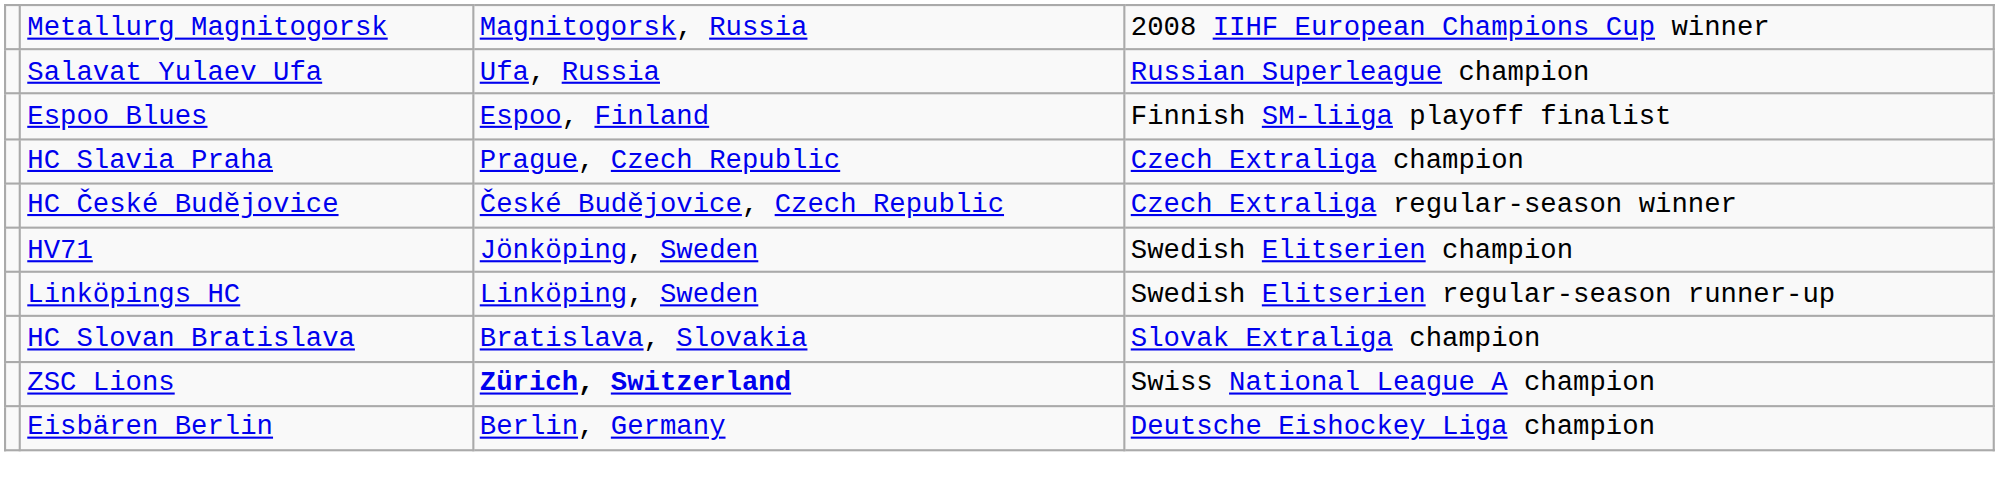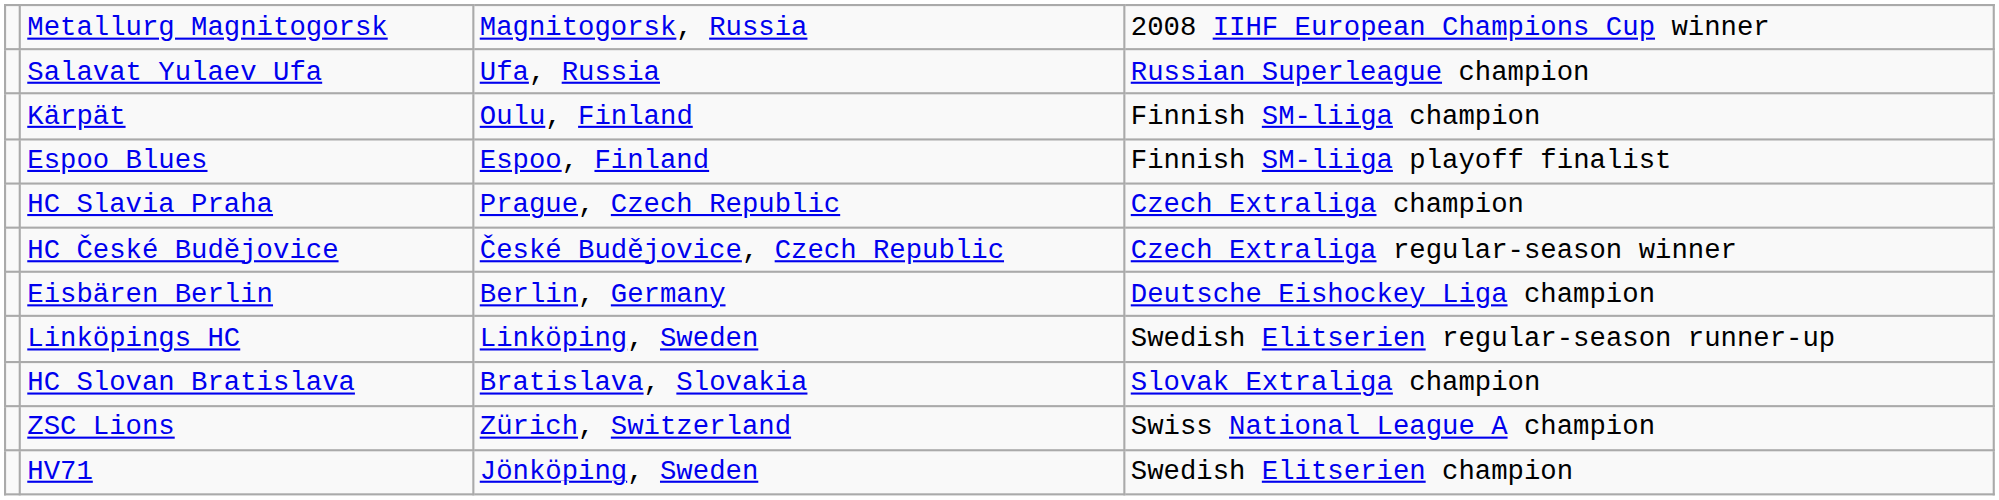+ row: (76, 116)
rows swapped: (60, 250) <-> (150, 428)
(635, 383) bold -> (635, 428) normal
